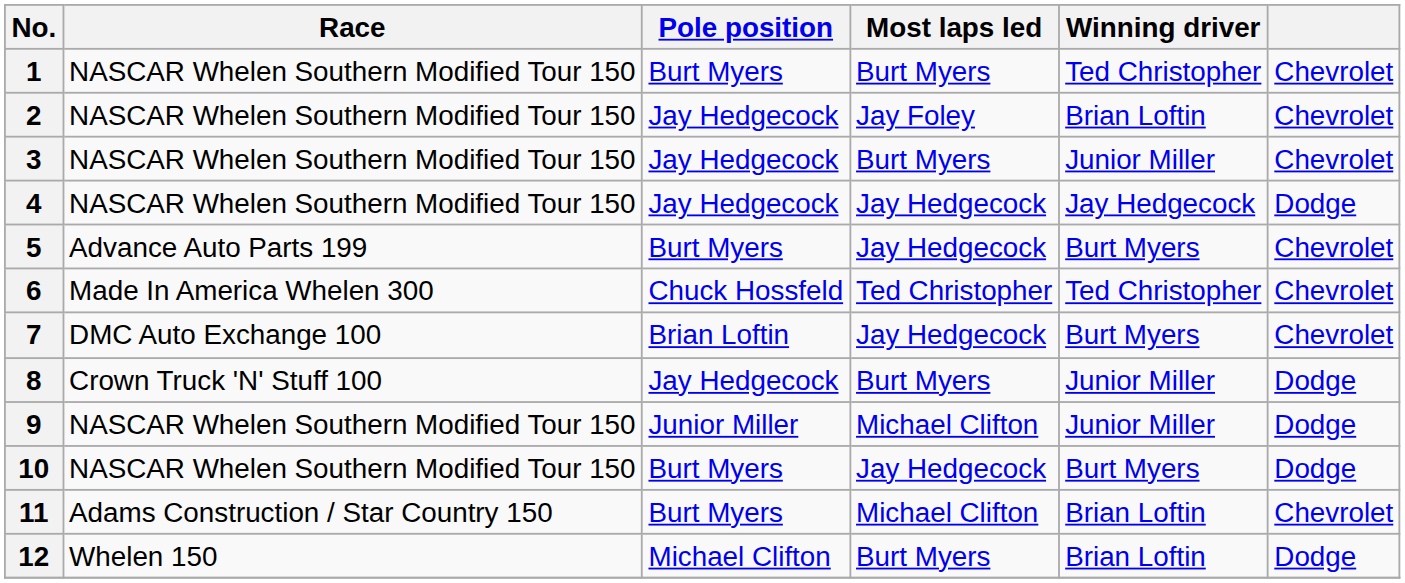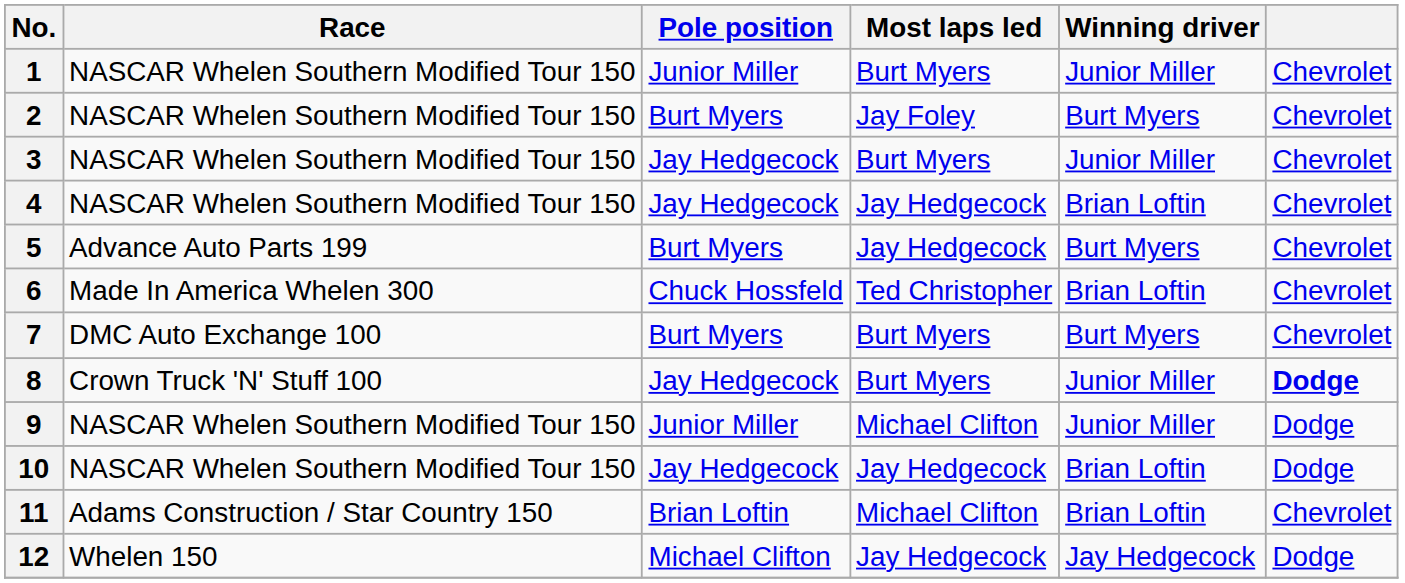(716, 71) Burt Myers -> (723, 71) Junior Miller
(1163, 71) Ted Christopher -> (1140, 71) Junior Miller
(743, 115) Jay Hedgecock -> (716, 115) Burt Myers
(1135, 115) Brian Loftin -> (1132, 115) Burt Myers
(1160, 203) Jay Hedgecock -> (1135, 203) Brian Loftin
(1315, 203) Dodge -> (1332, 203) Chevrolet
(1163, 291) Ted Christopher -> (1135, 291) Brian Loftin
(719, 335) Brian Loftin -> (716, 335) Burt Myers
(951, 335) Jay Hedgecock -> (923, 335) Burt Myers
(1315, 379) normal -> (1316, 379) bold
(716, 467) Burt Myers -> (743, 467) Jay Hedgecock
(1132, 467) Burt Myers -> (1135, 467) Brian Loftin
(716, 511) Burt Myers -> (719, 511) Brian Loftin
(923, 556) Burt Myers -> (951, 556) Jay Hedgecock
(1135, 556) Brian Loftin -> (1160, 556) Jay Hedgecock
